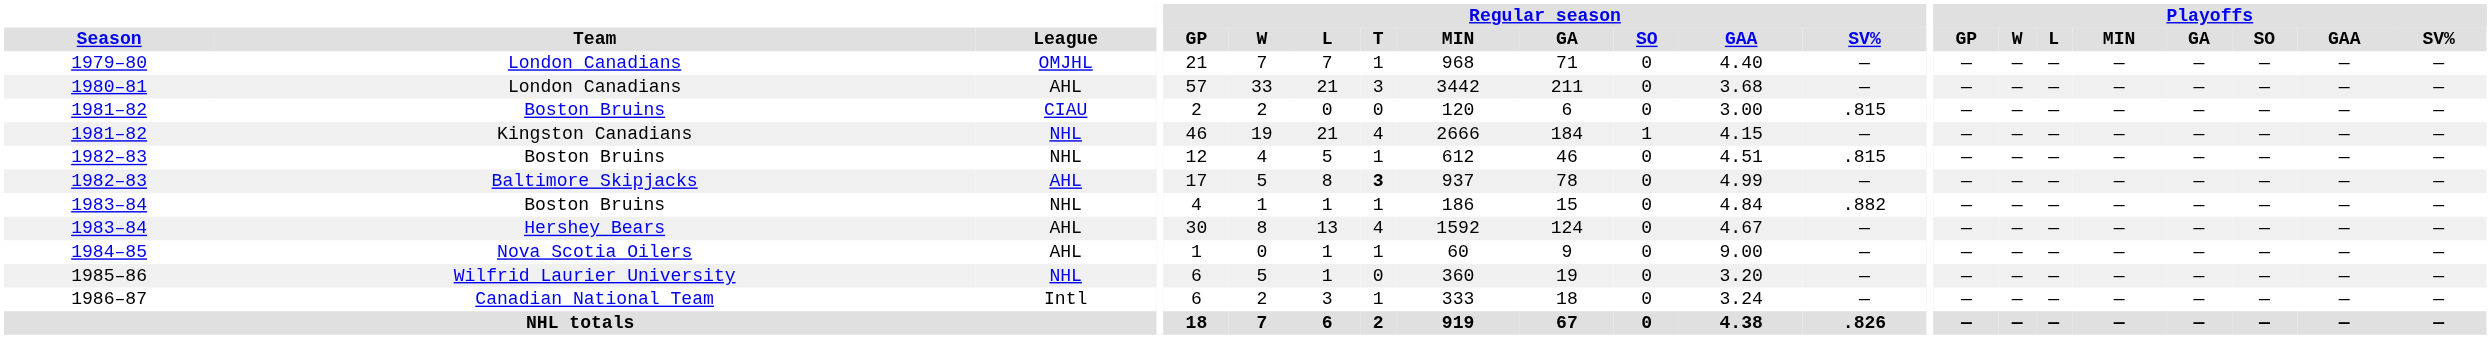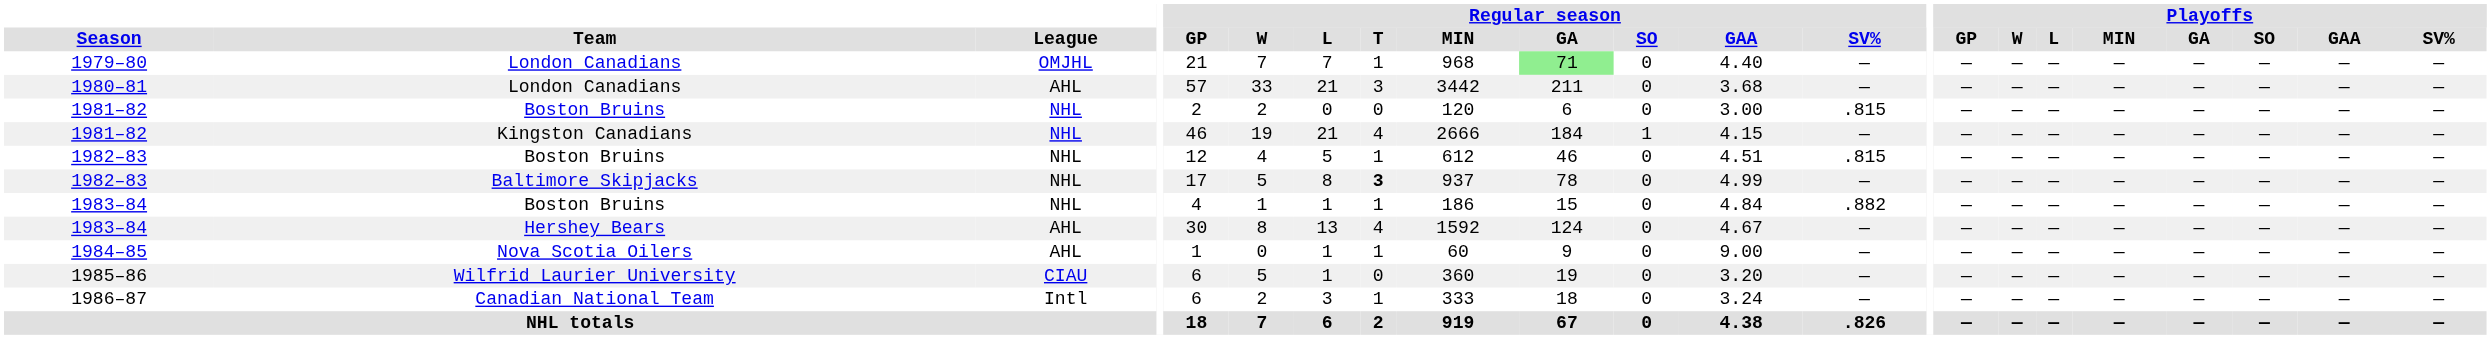(1567, 63) no background -> (1567, 63) lightgreen background
(1066, 110) CIAU -> (1066, 110) NHL
(1066, 181) AHL -> (1066, 181) NHL
(1066, 276) NHL -> (1066, 276) CIAU
